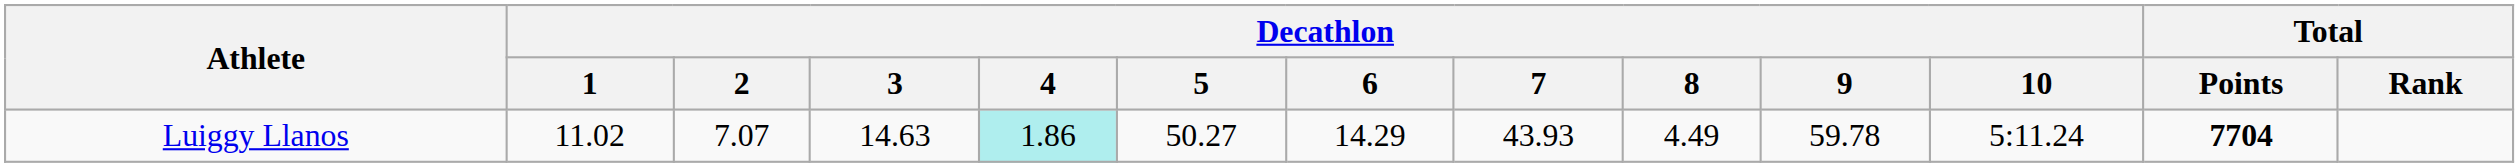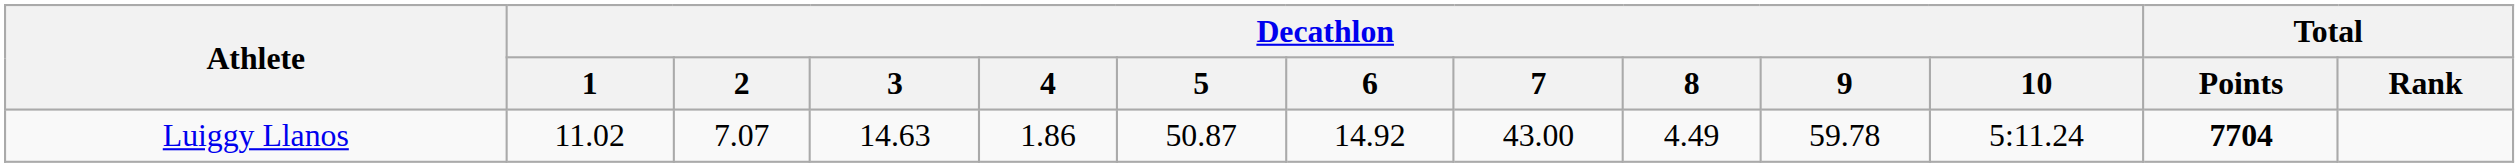(1048, 135) paleturquoise background -> (1048, 135) no background
(1201, 135) 50.27 -> (1201, 135) 50.87
(1370, 135) 14.29 -> (1370, 135) 14.92
(1539, 135) 43.93 -> (1539, 135) 43.00
